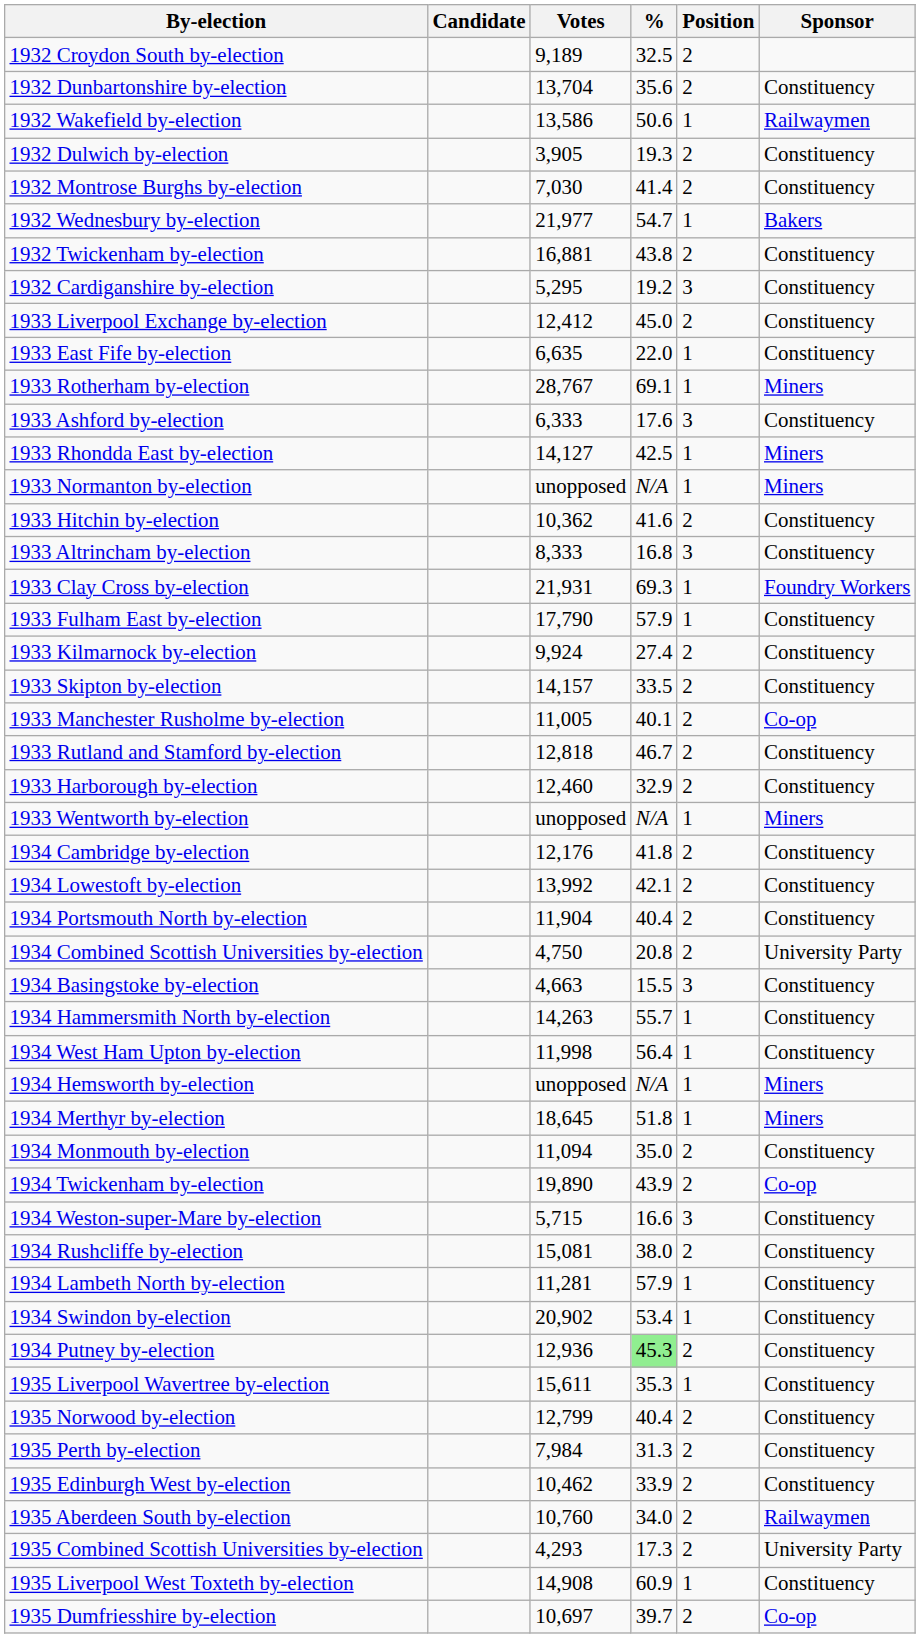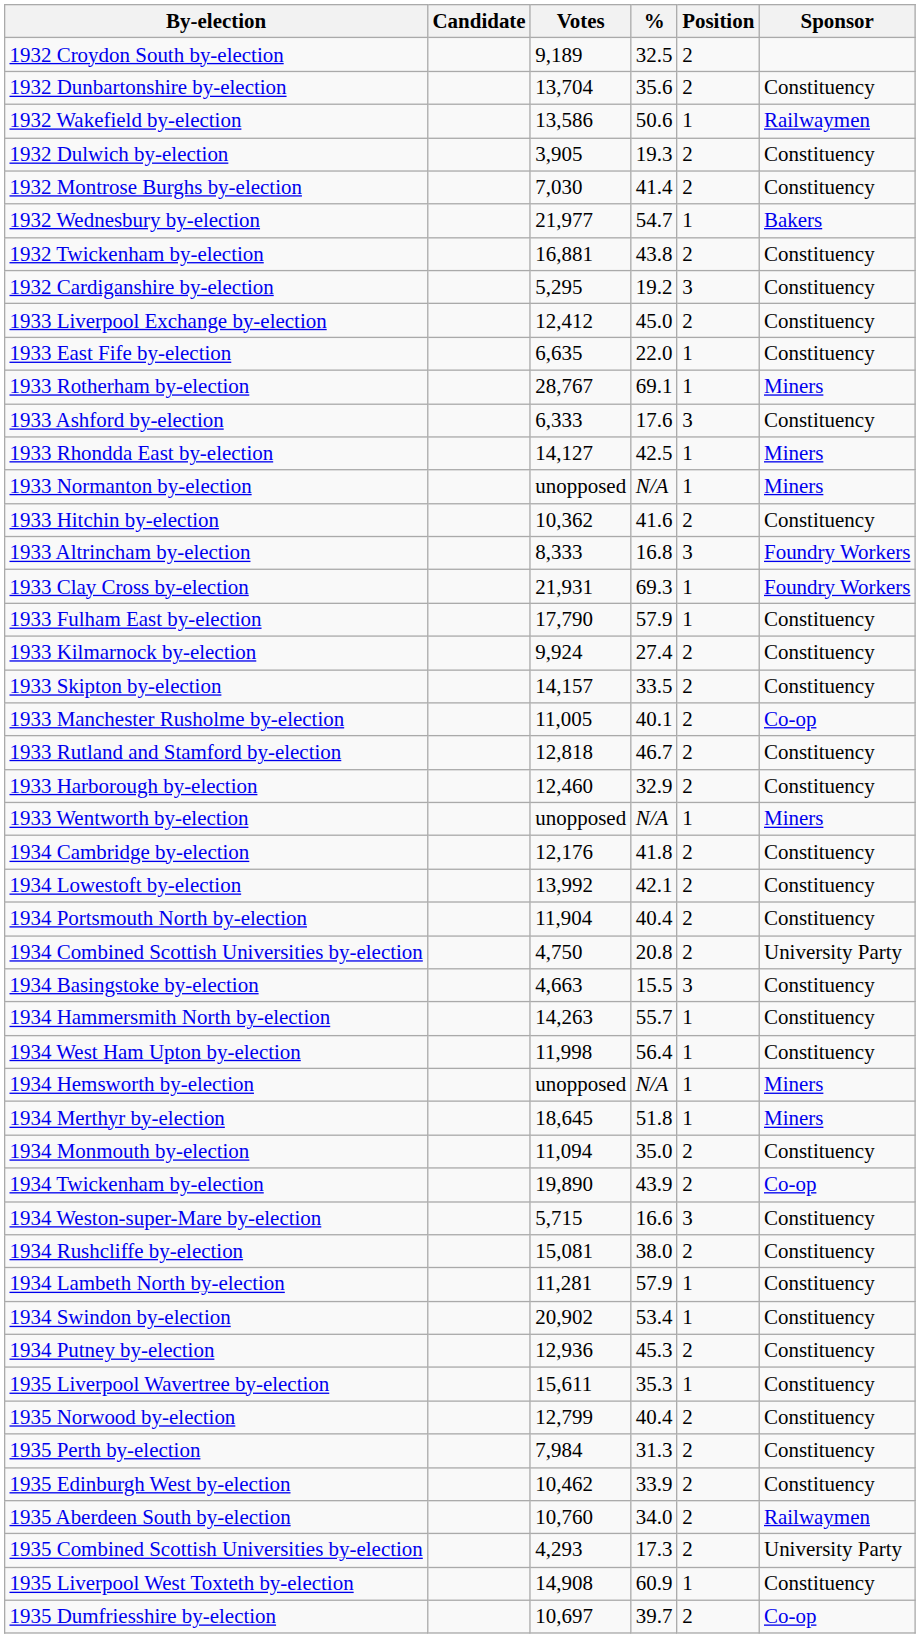(819, 552) Constituency -> (837, 552) Foundry Workers
(654, 1350) lightgreen background -> (654, 1350) no background
